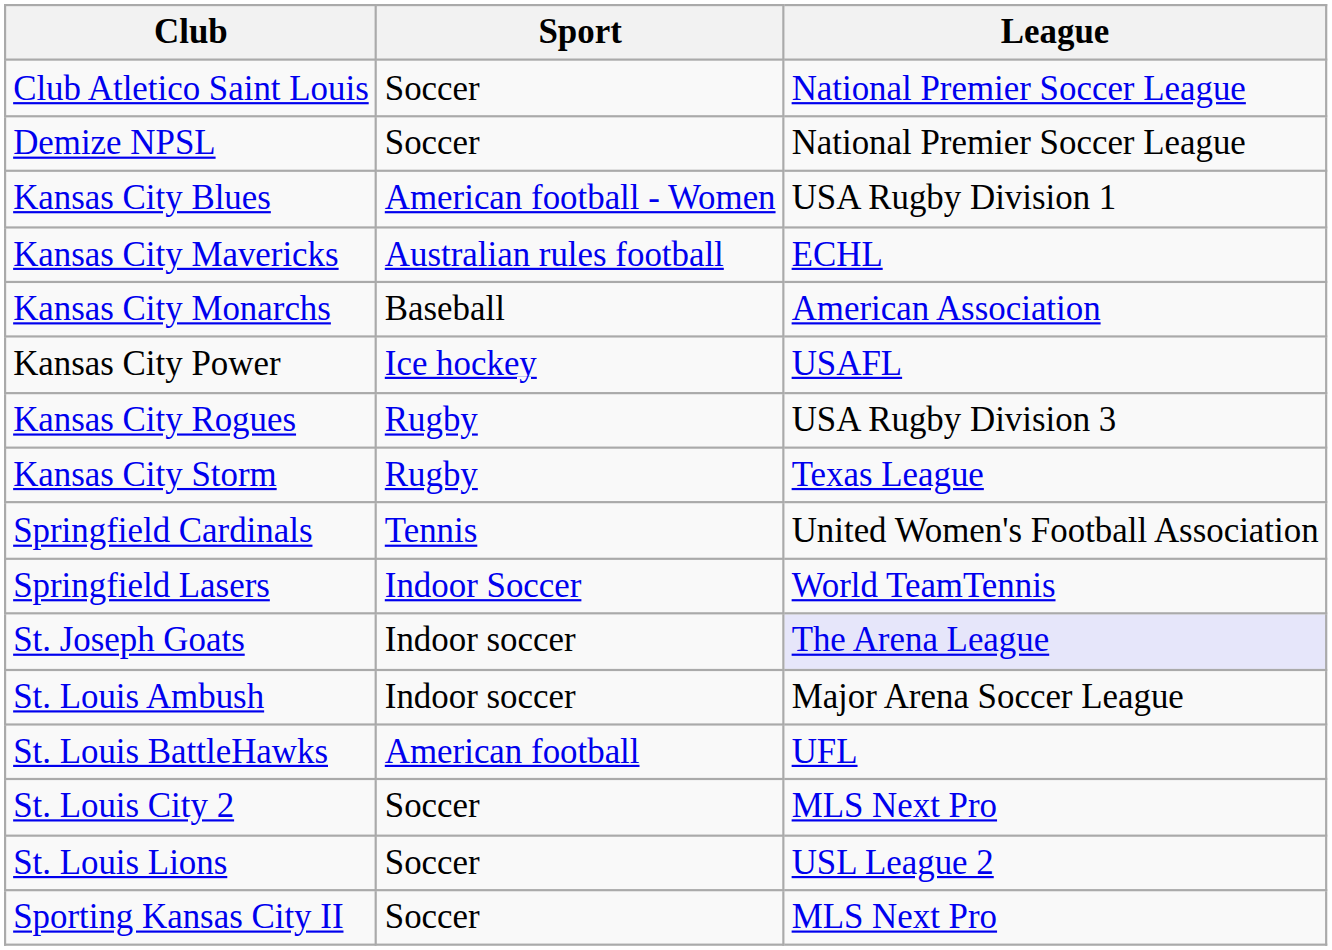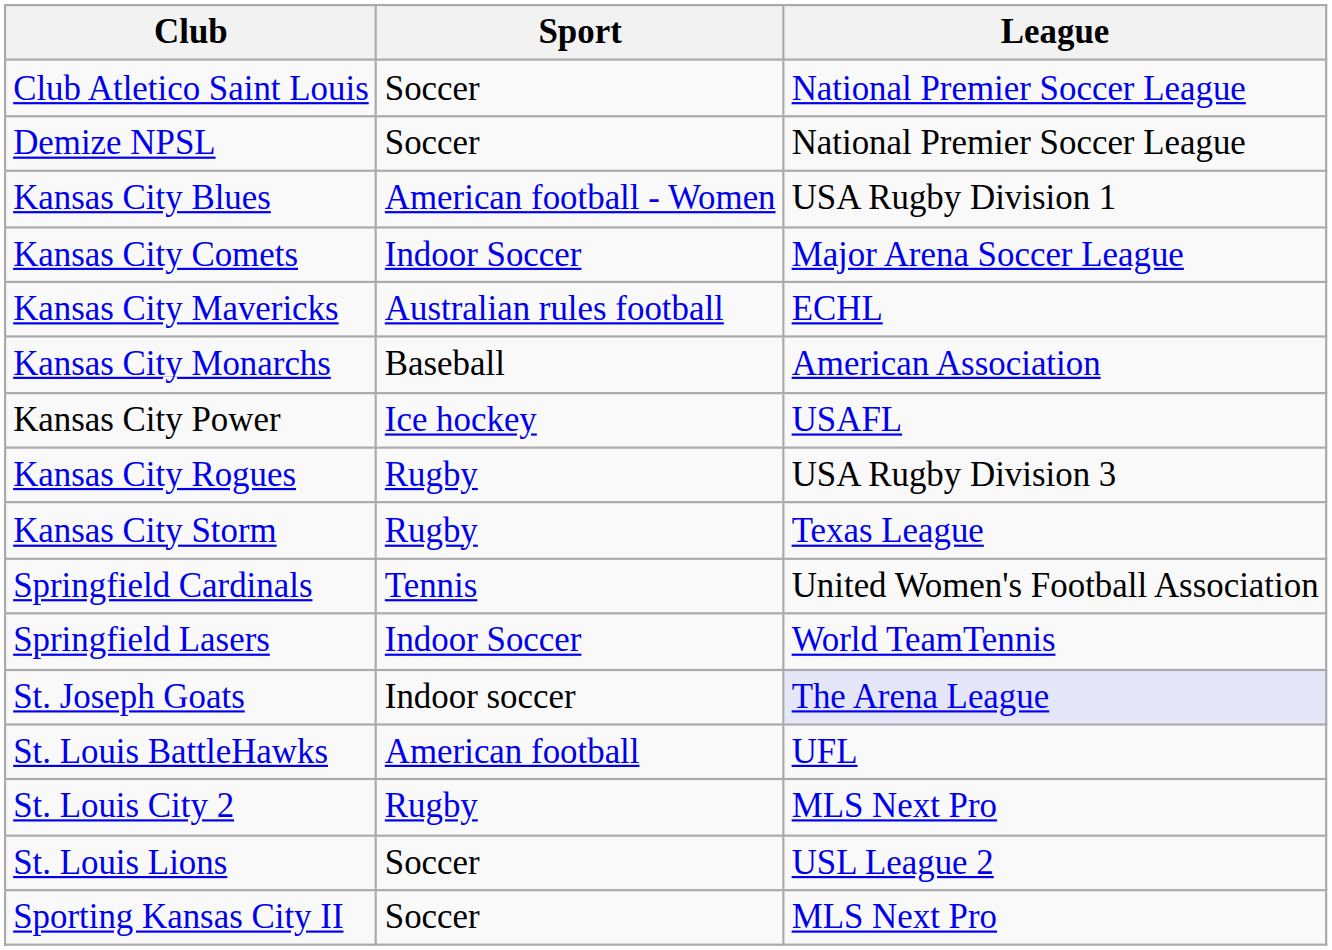+ row: (156, 253)
- row: (139, 695)
(432, 806) Soccer -> (431, 806) Rugby
